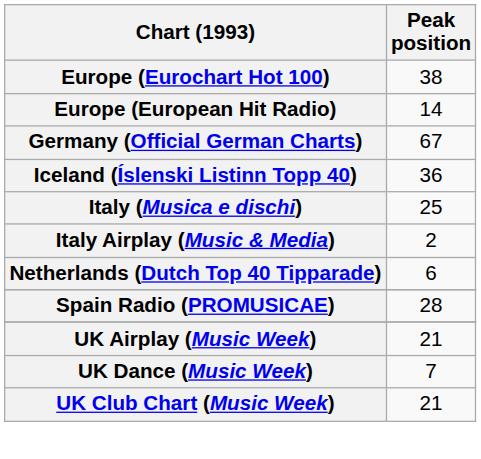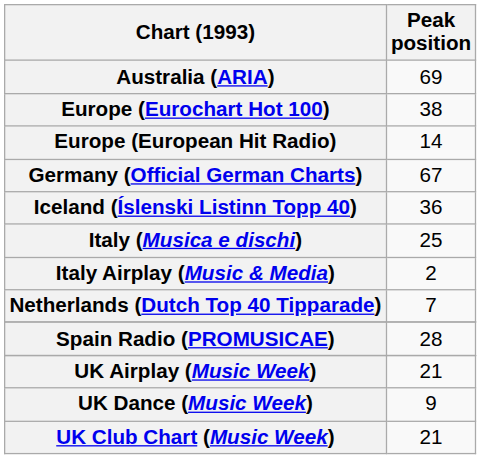+ row: (195, 76)
(431, 273) 6 -> (431, 305) 7
(431, 371) 7 -> (431, 404) 9
